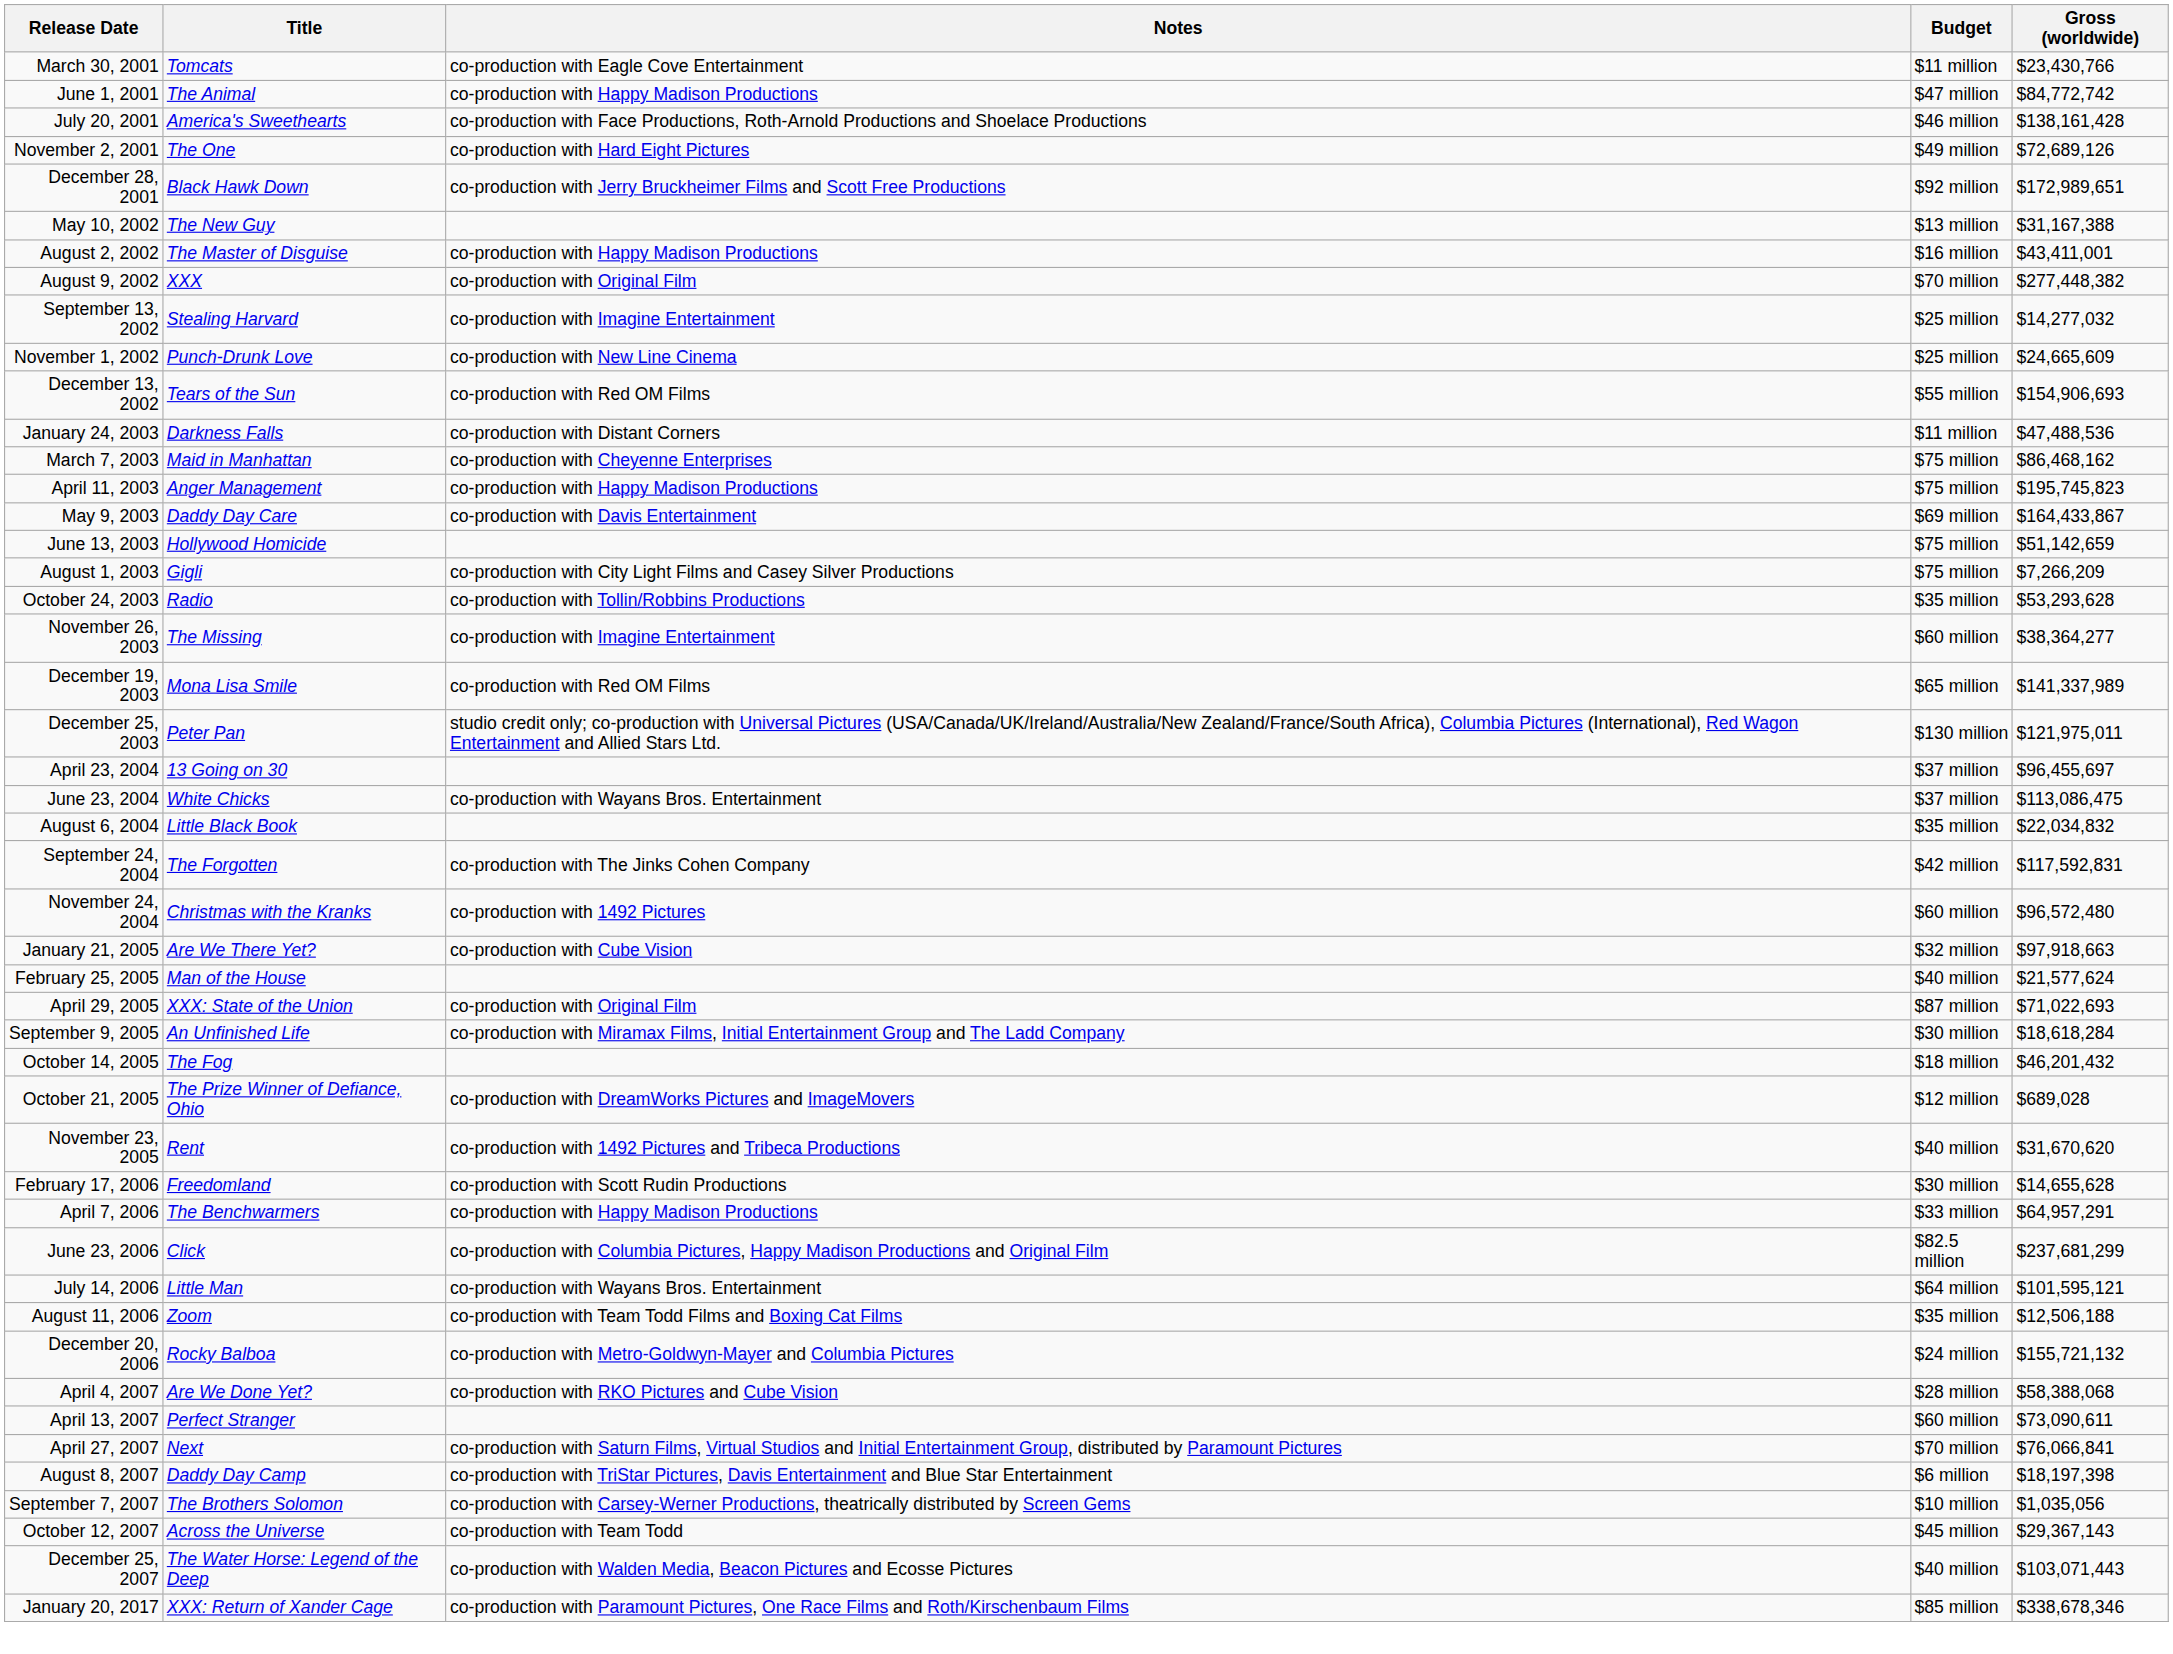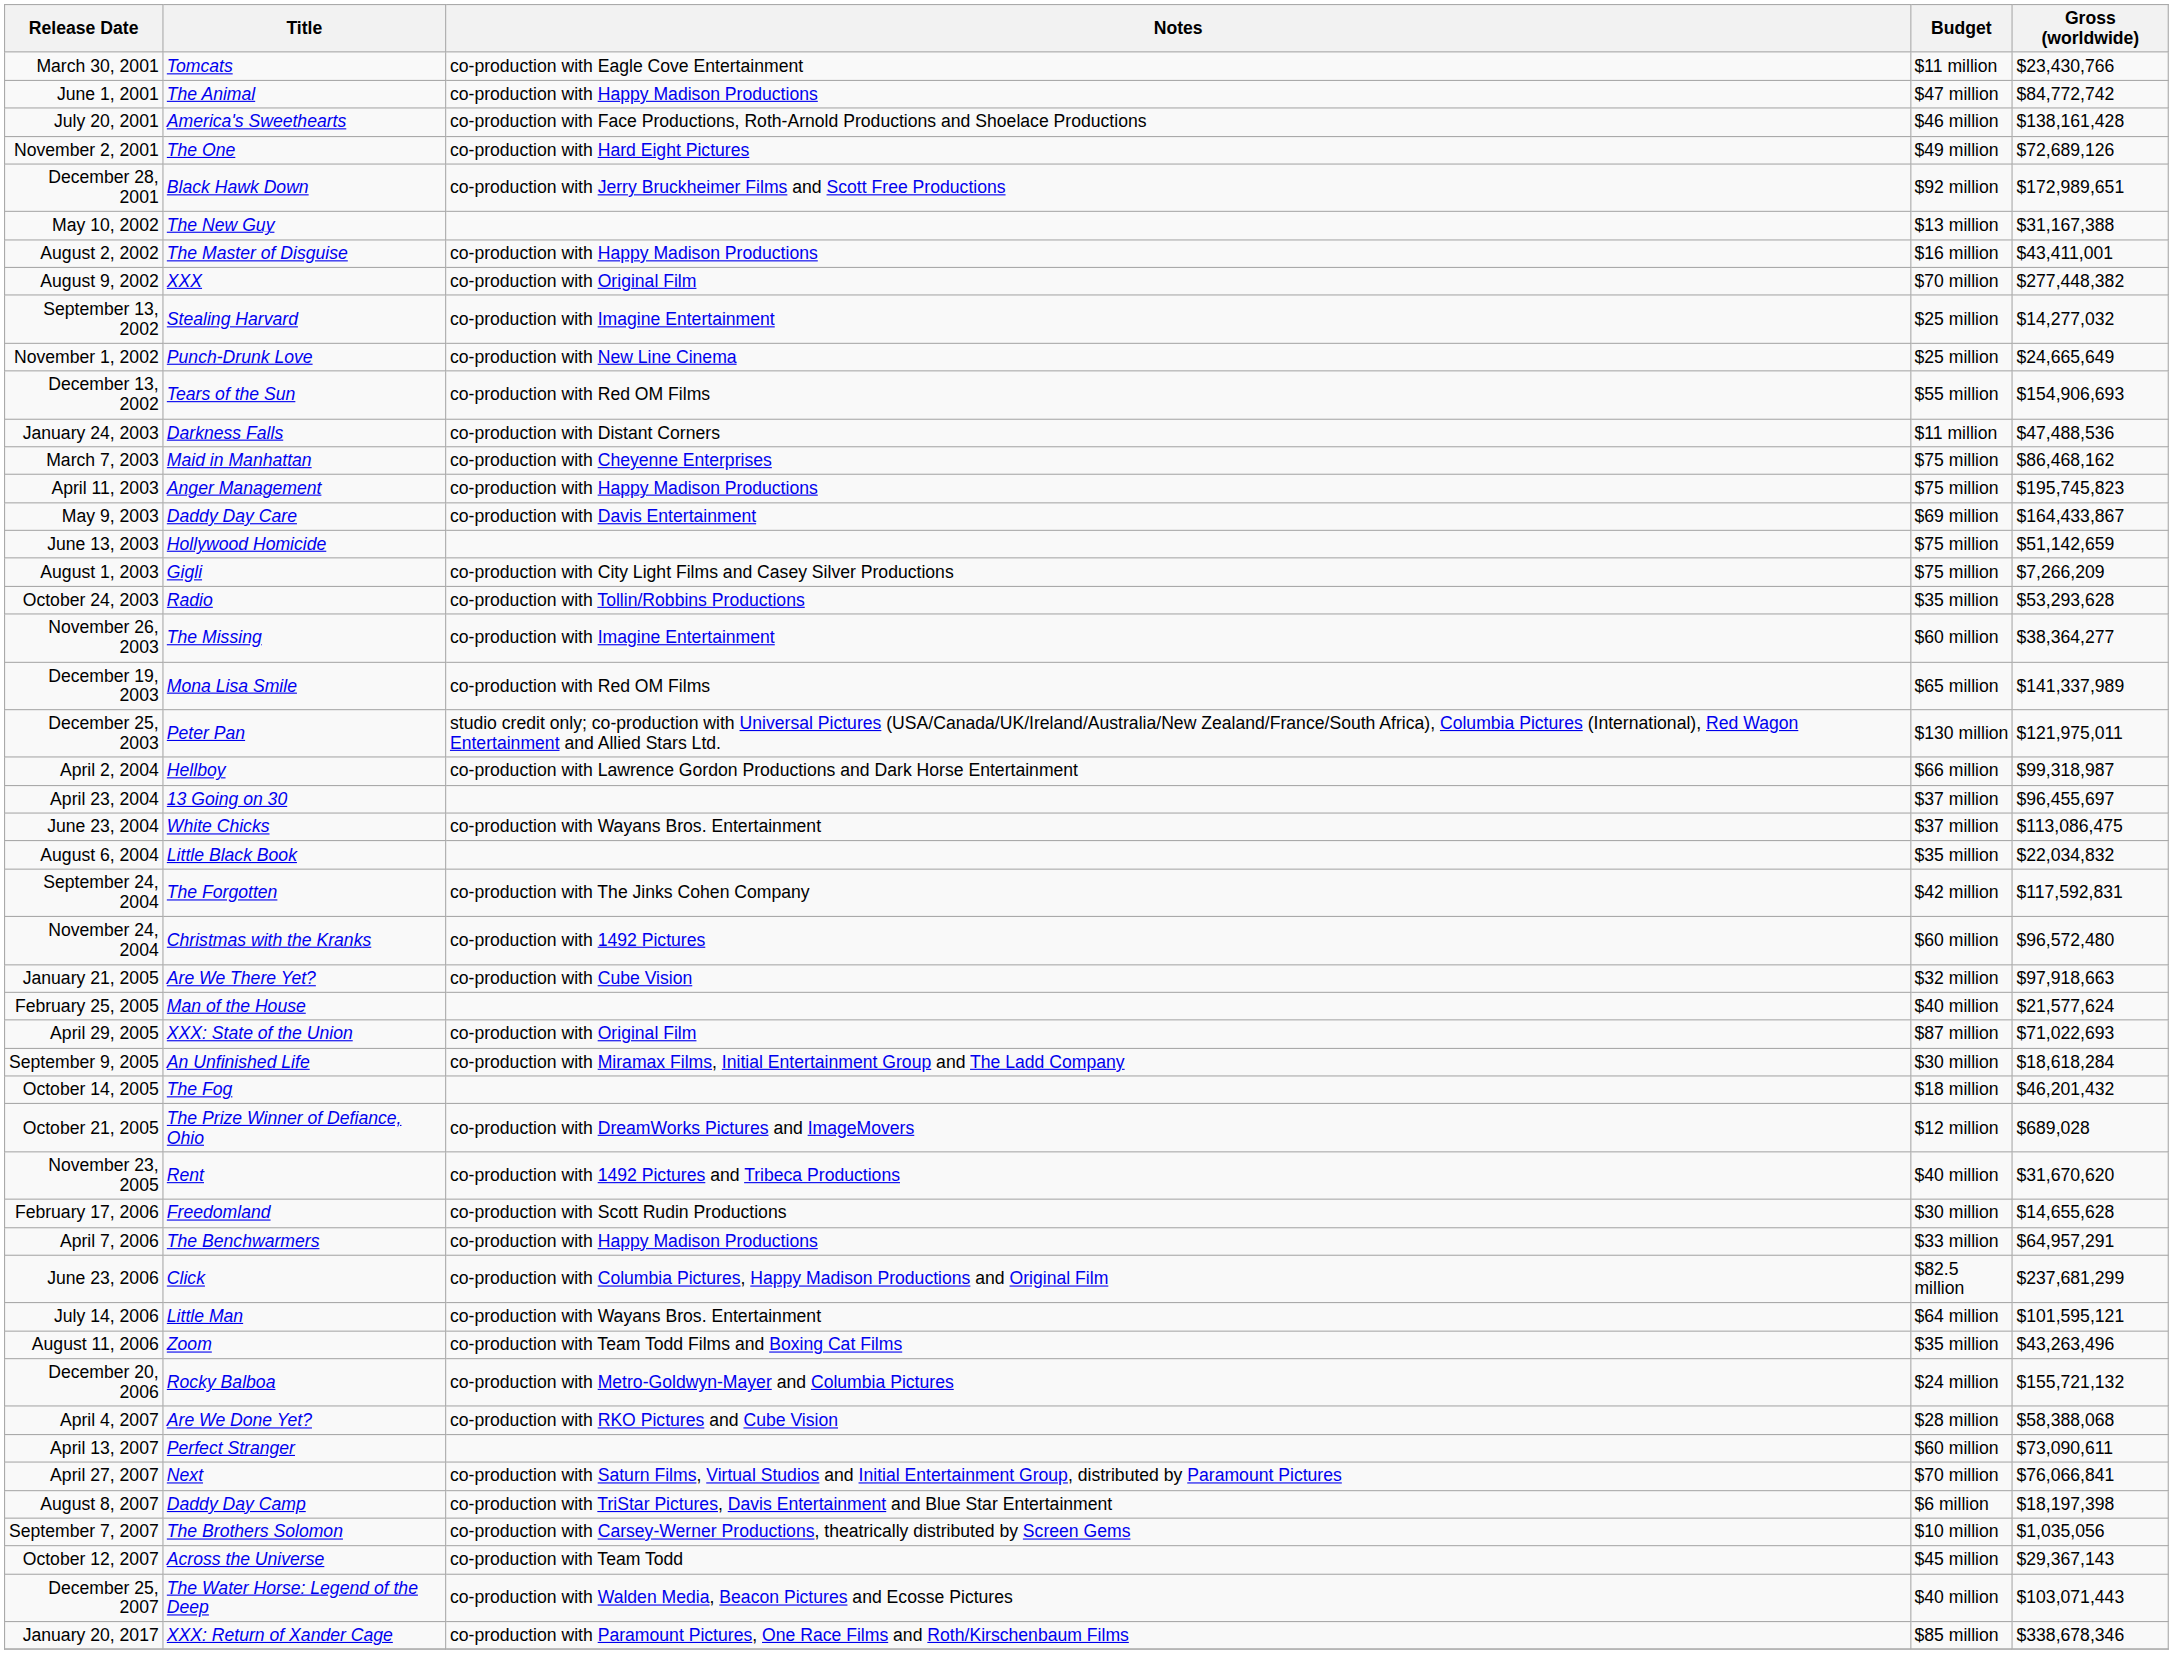(2065, 356) $24,665,609 -> (2065, 356) $24,665,649
+ row: (109, 771)
(2065, 1316) $12,506,188 -> (2065, 1344) $43,263,496
